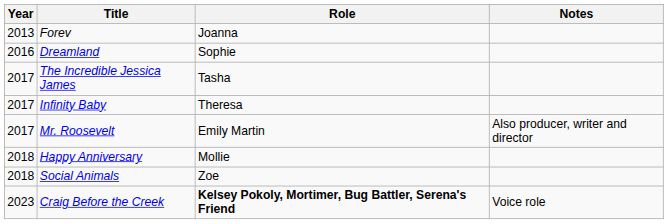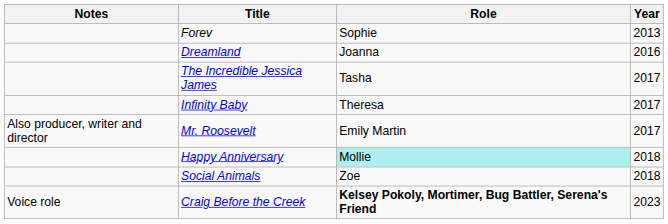columns swapped: (21, 14) <-> (576, 14)
(218, 33) Joanna -> (358, 33) Sophie
(217, 52) Sophie -> (359, 52) Joanna
(214, 157) no background -> (355, 157) paleturquoise background
